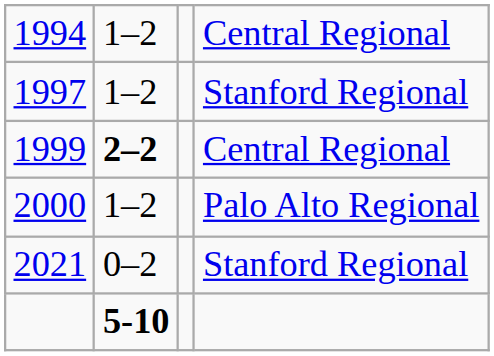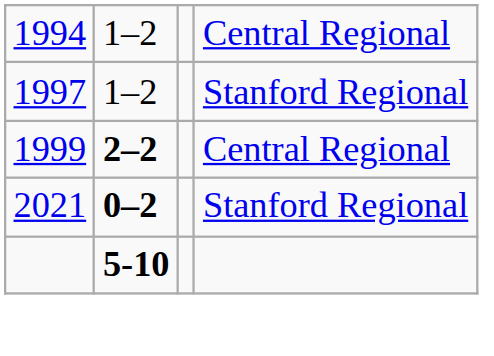- row: (50, 206)
(130, 263) normal -> (130, 206) bold
